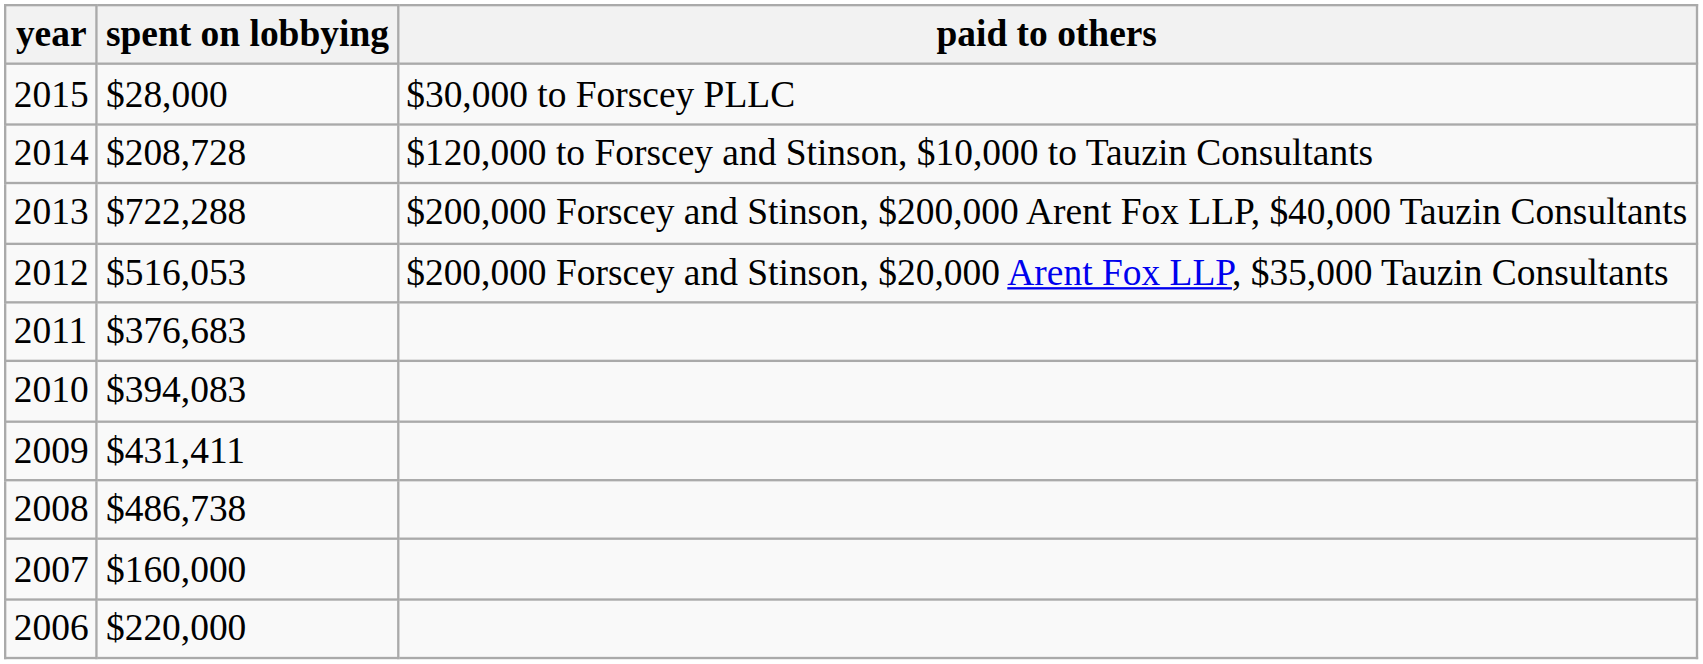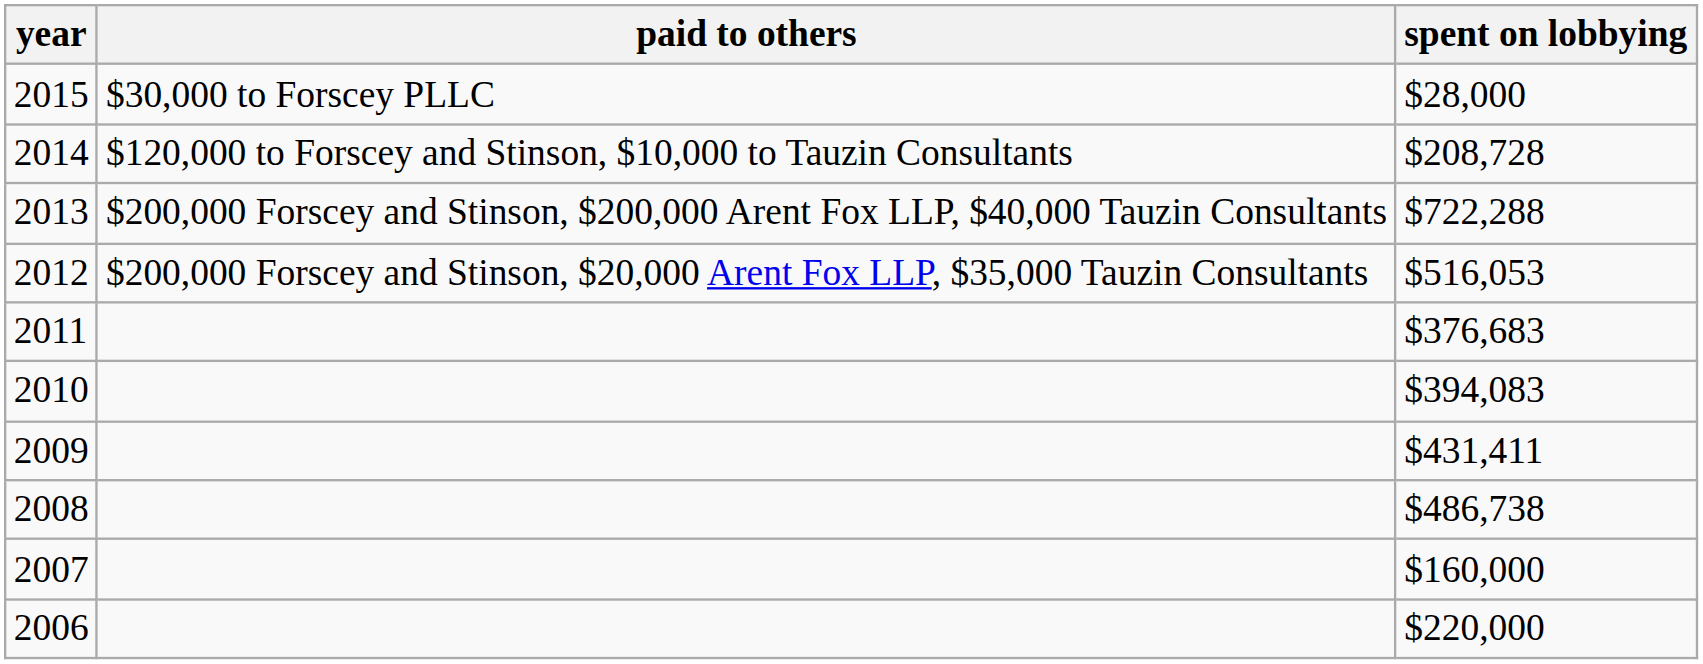columns swapped: (247, 34) <-> (1047, 34)
